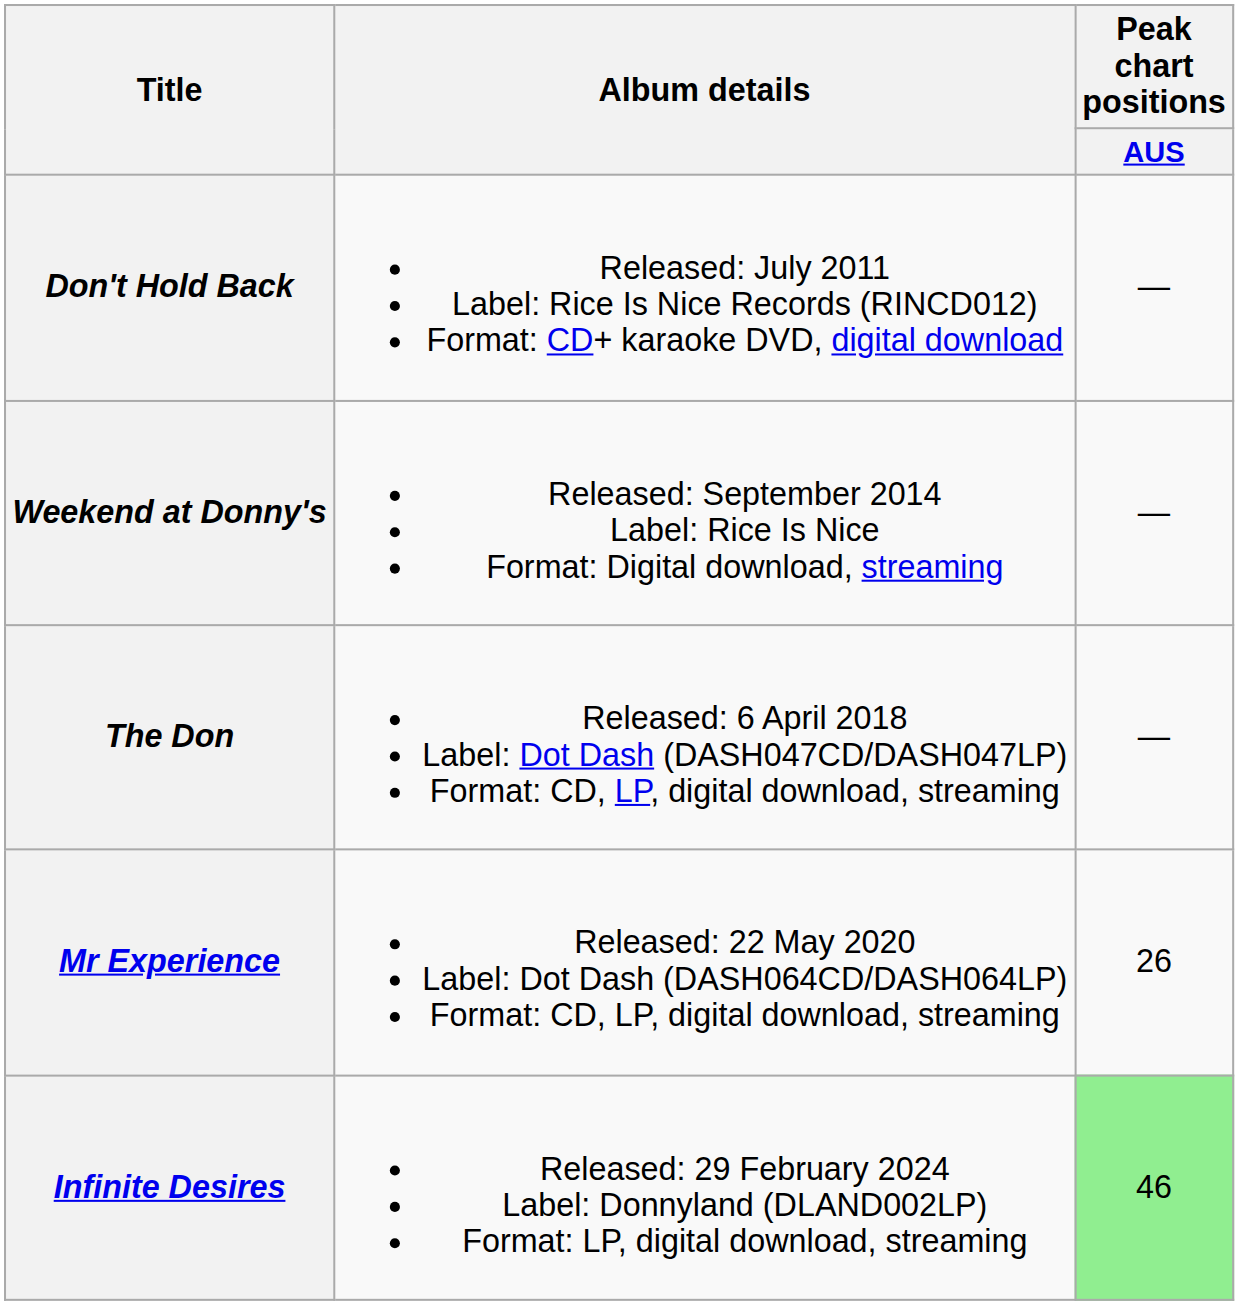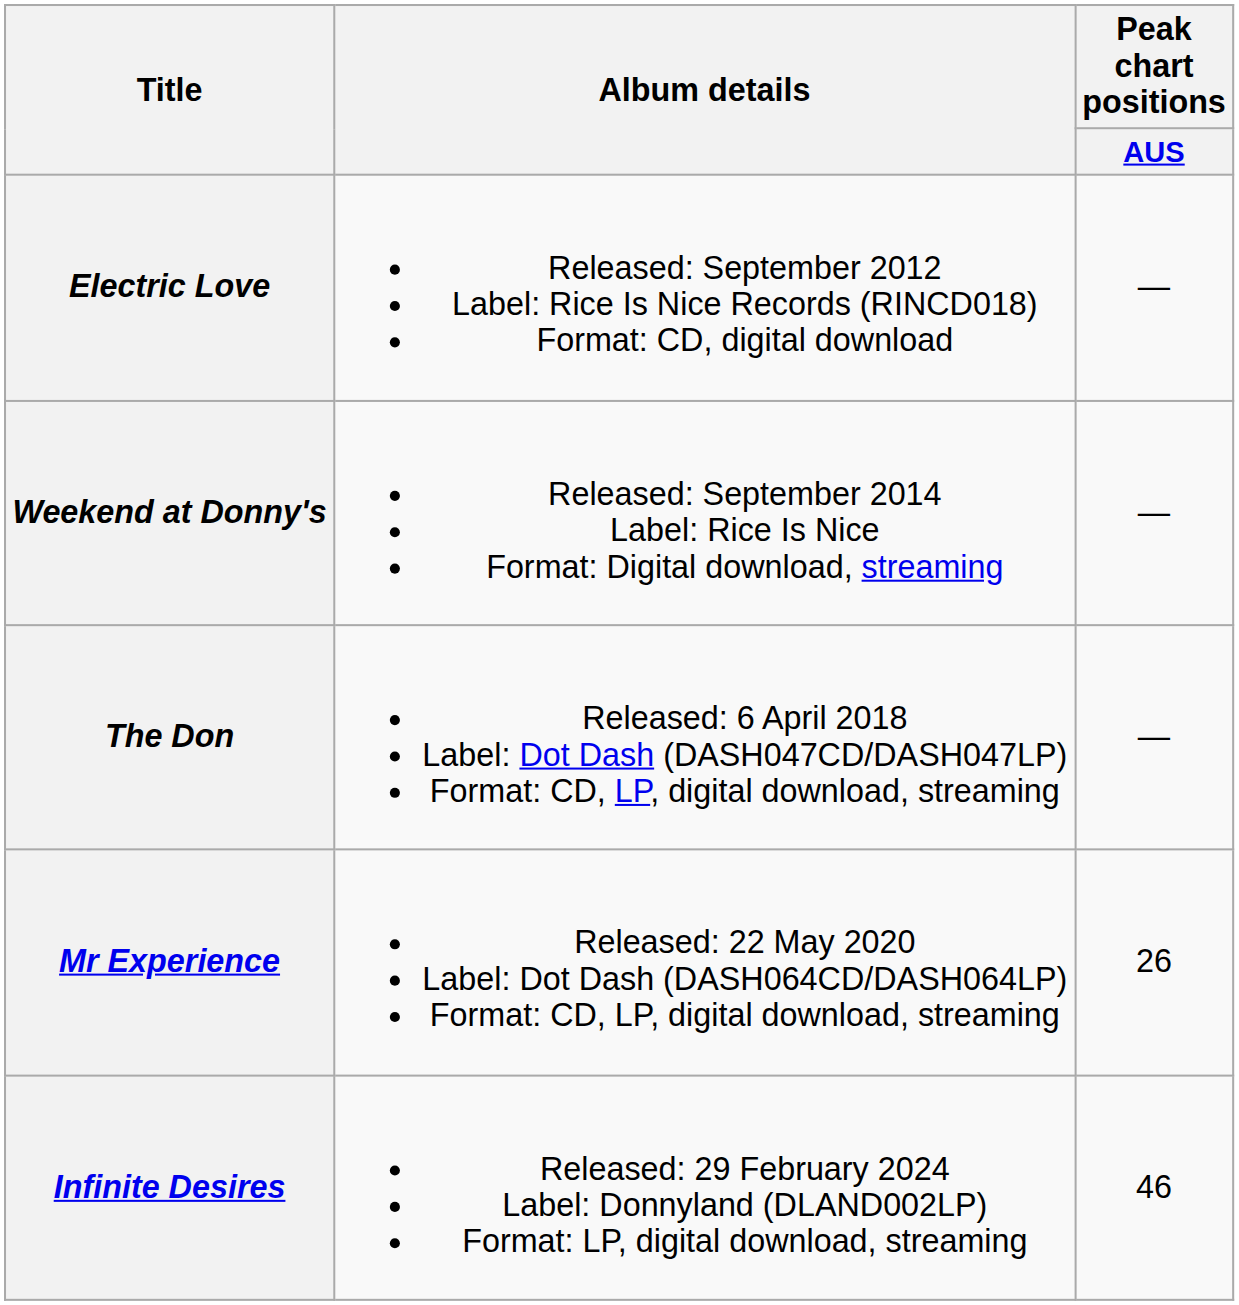- row: (170, 286)
+ row: (170, 286)
(1154, 1186) lightgreen background -> (1154, 1186) no background
